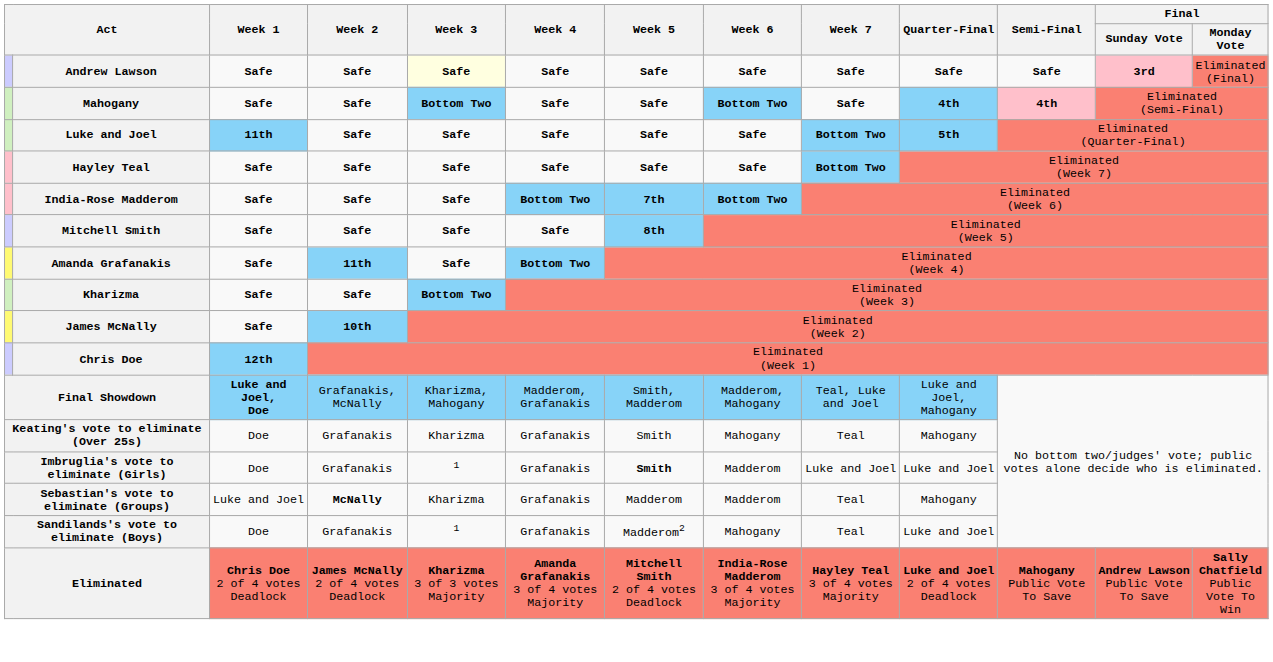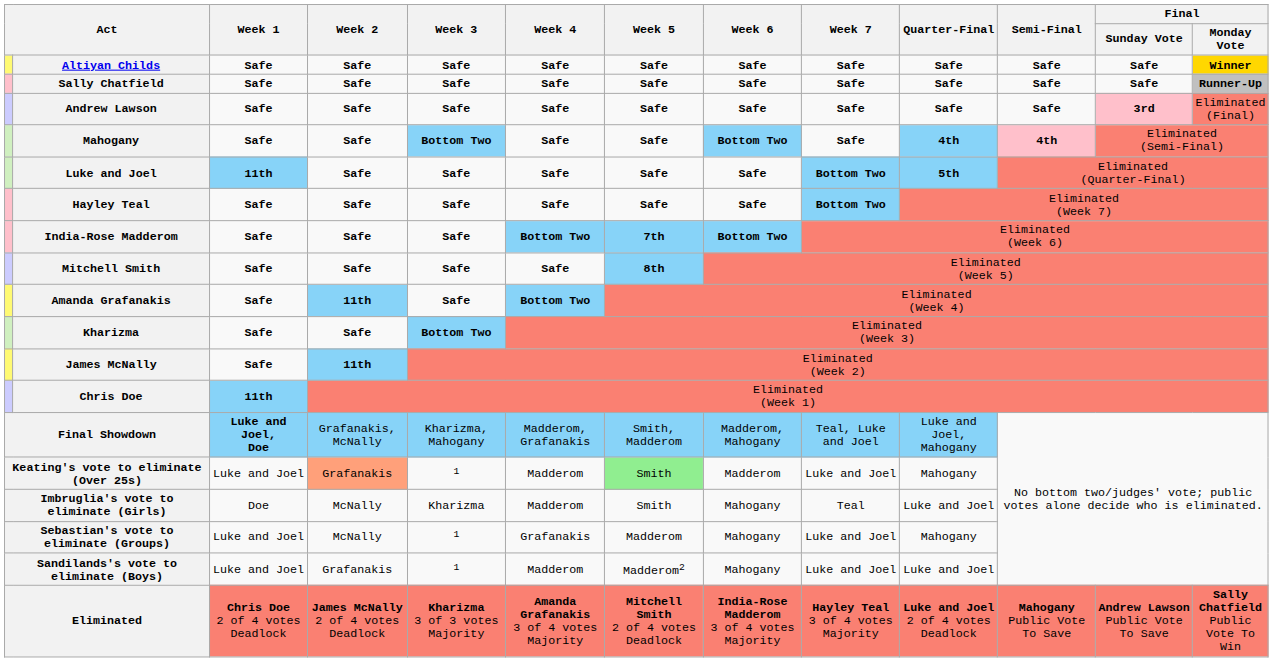+ row: (111, 64)
+ row: (111, 83)
(456, 71) lightyellow background -> (456, 108) no background
(357, 326) 10th -> (357, 364) 11th
(258, 358) 12th -> (258, 396) 11th
(258, 435) Doe -> (258, 473) Luke and Joel
(357, 435) no background -> (357, 473) lightsalmon background
(456, 435) Kharizma -> (456, 470) 1
(555, 435) Grafanakis -> (555, 473) Madderom
(654, 435) no background -> (654, 473) lightgreen background
(752, 435) Mahogany -> (752, 473) Madderom
(851, 435) Teal -> (851, 473) Luke and Joel
(357, 467) Grafanakis -> (357, 505) McNally
(456, 465) 1 -> (456, 505) Kharizma
(555, 467) Grafanakis -> (555, 505) Madderom
(654, 467) bold -> (654, 505) normal
(752, 467) Madderom -> (752, 505) Mahogany
(851, 467) Luke and Joel -> (851, 505) Teal
(357, 499) bold -> (357, 537) normal
(456, 499) Kharizma -> (456, 534) 1
(752, 499) Madderom -> (752, 537) Mahogany
(851, 499) Teal -> (851, 537) Luke and Joel
(258, 531) Doe -> (258, 569) Luke and Joel
(555, 531) Grafanakis -> (555, 569) Madderom
(851, 531) Teal -> (851, 569) Luke and Joel
